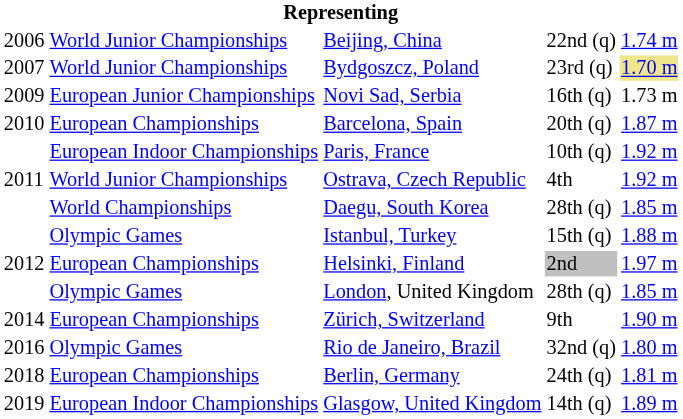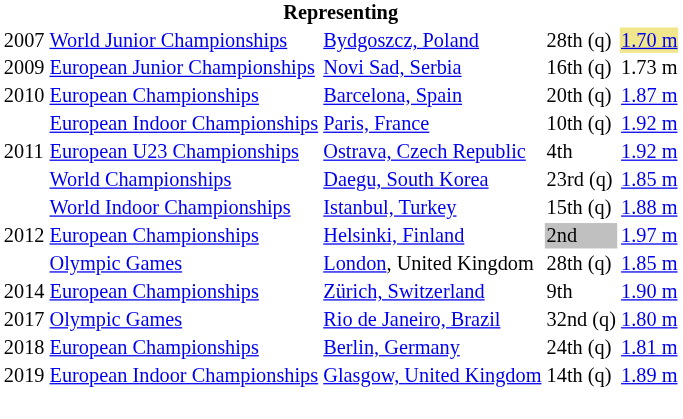- row: (383, 40)
(580, 67) 23rd (q) -> (579, 40) 28th (q)
(168, 179) World Junior Championships -> (174, 151) European U23 Championships
(579, 207) 28th (q) -> (580, 179) 23rd (q)
(116, 235) Olympic Games -> (170, 207) World Indoor Championships
(24, 347) 2016 -> (24, 319) 2017
